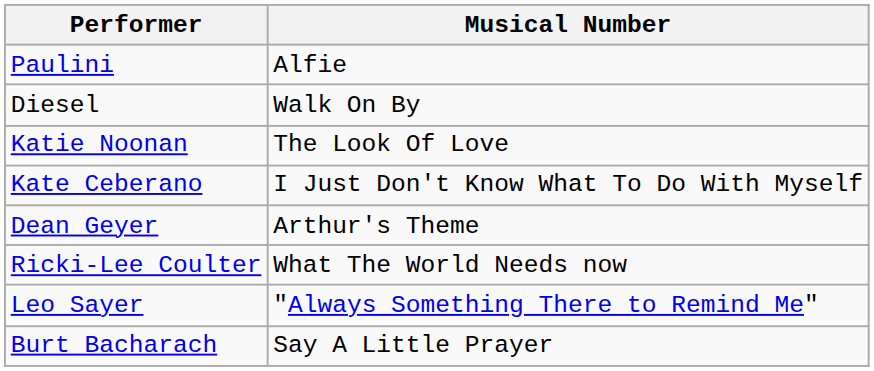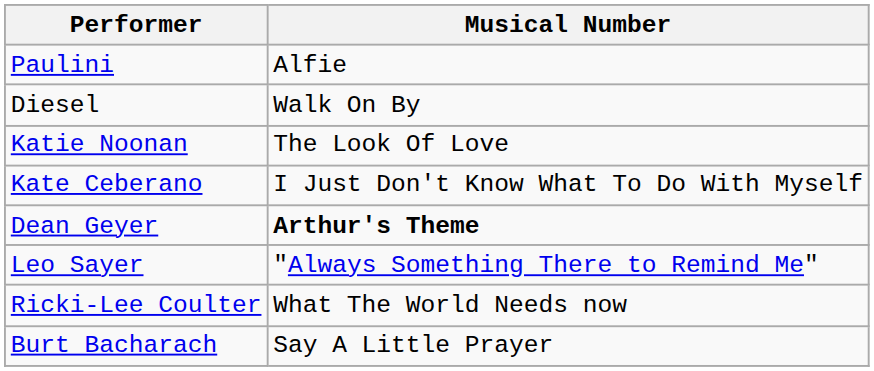(376, 225) normal -> (376, 225) bold
rows swapped: (77, 305) <-> (136, 265)
